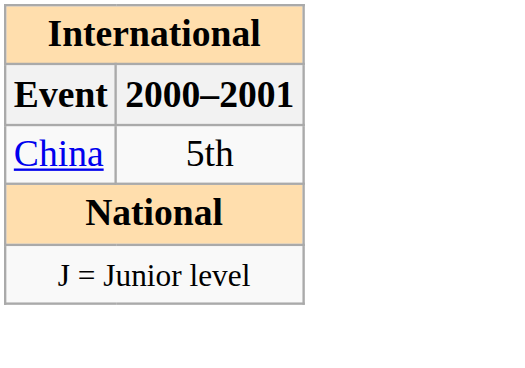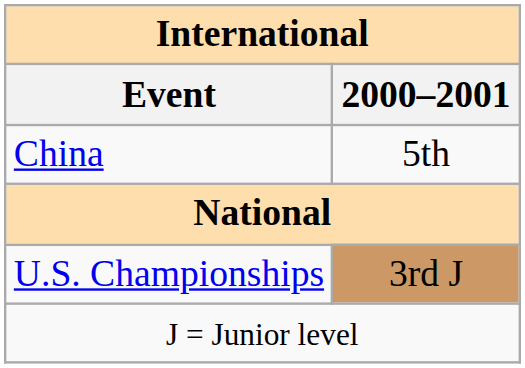+ row: (169, 272)
